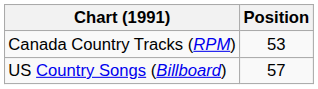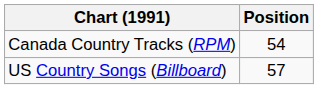(276, 44) 53 -> (276, 44) 54
